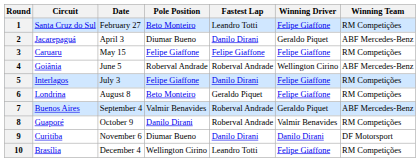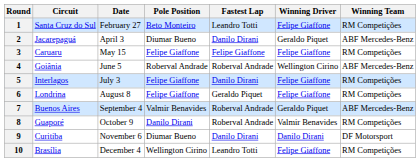(171, 94) Beto Monteiro -> (173, 94) Felipe Giaffone
